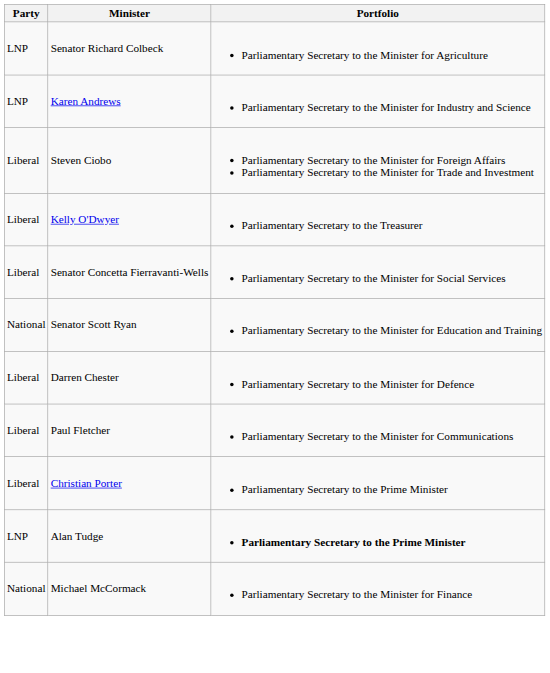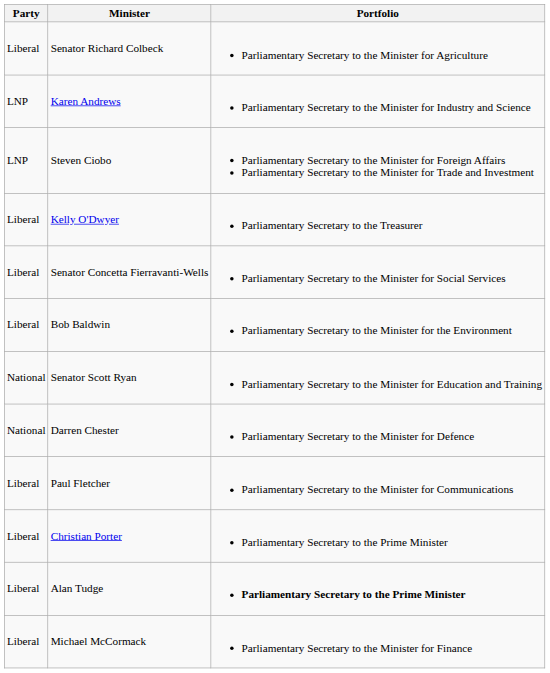(18, 48) LNP -> (23, 48) Liberal
(23, 160) Liberal -> (18, 160) LNP
+ row: (80, 325)
(23, 377) Liberal -> (26, 430) National
(18, 536) LNP -> (23, 588) Liberal
(26, 588) National -> (23, 641) Liberal
